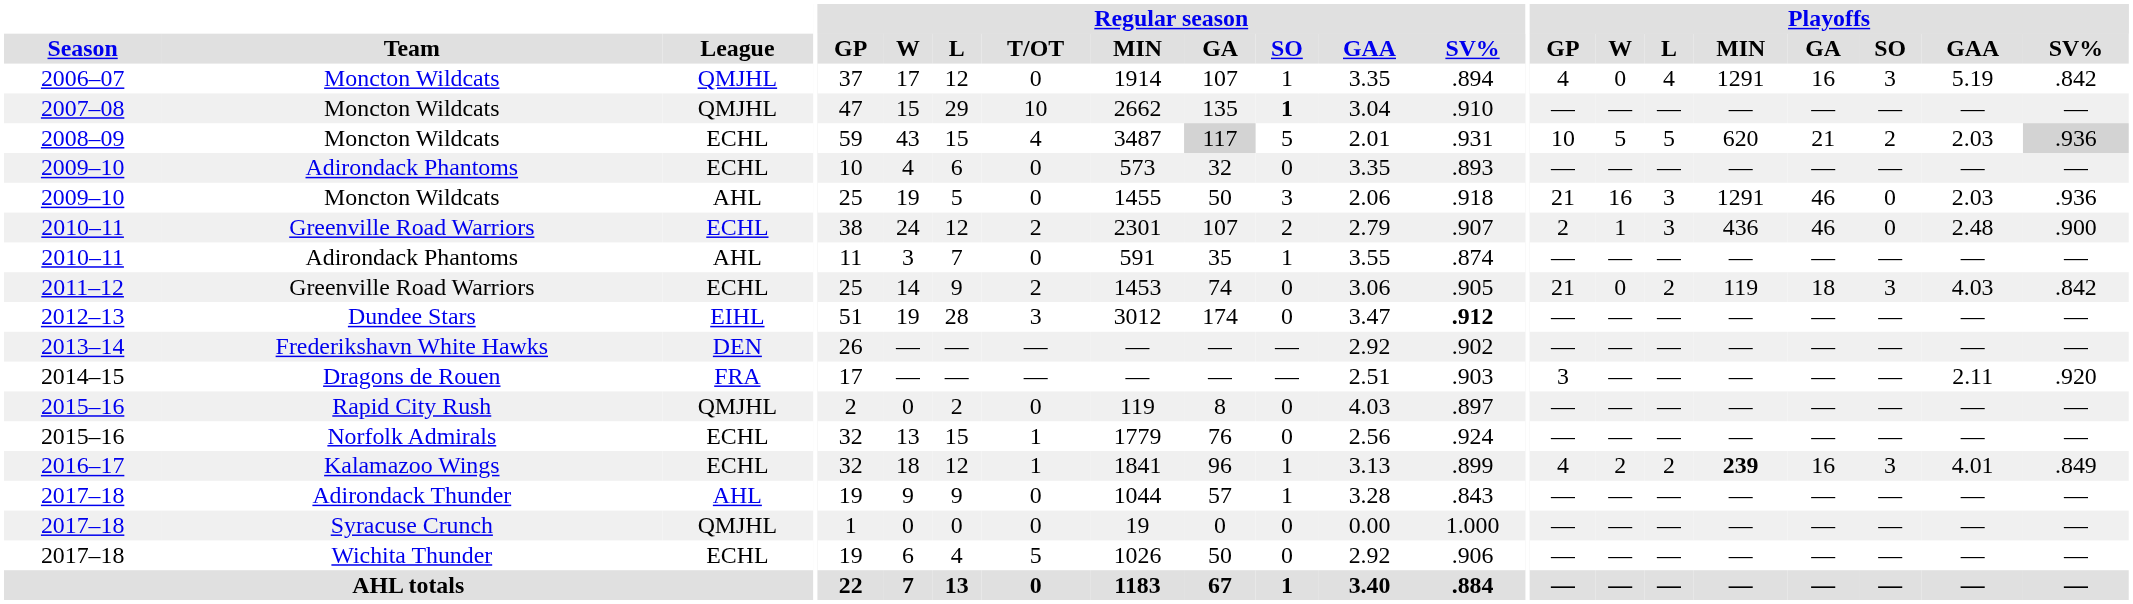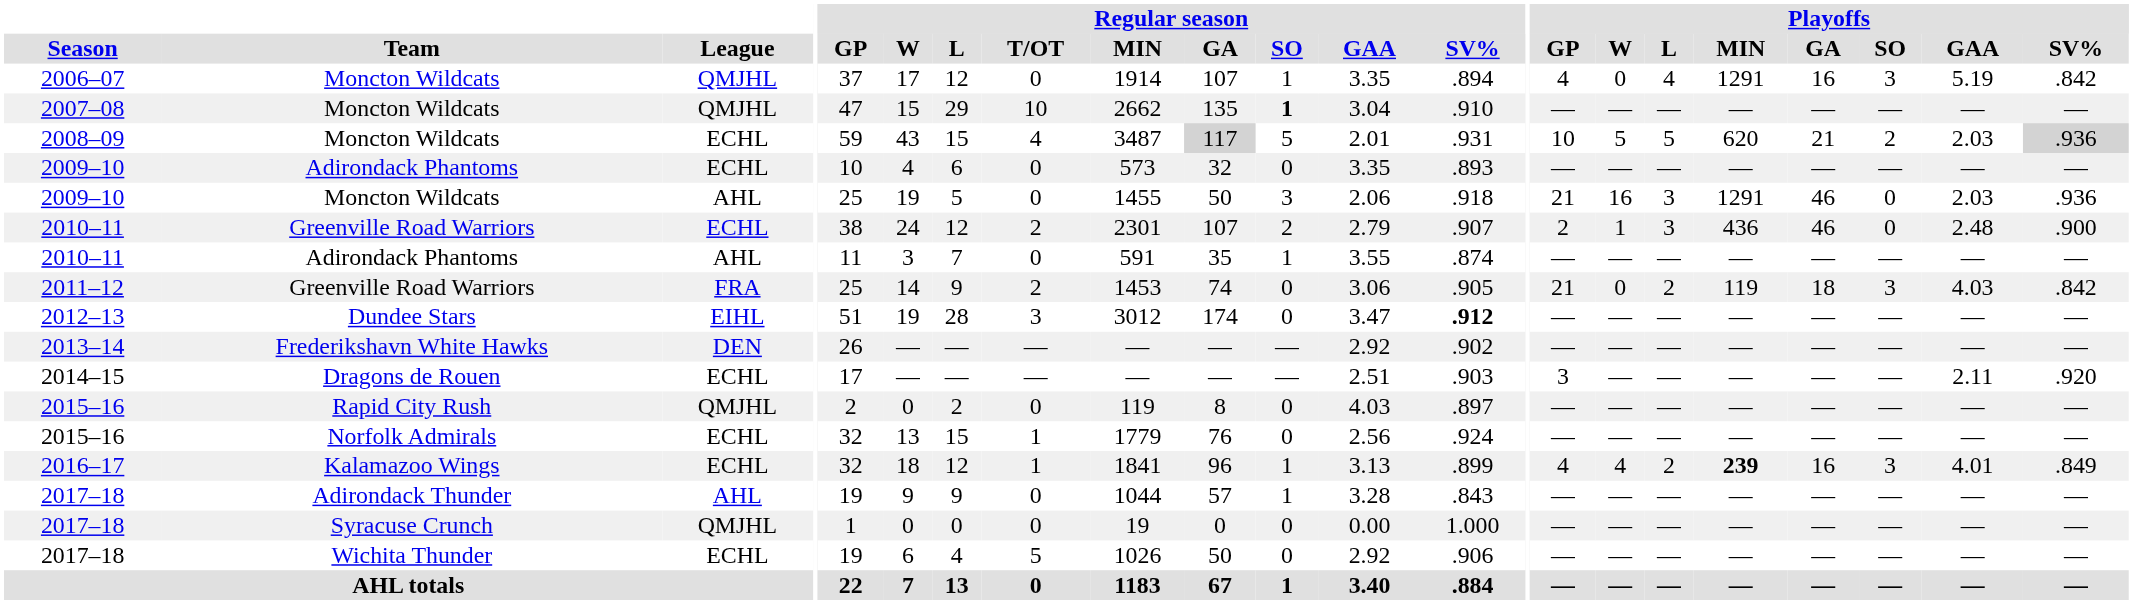(737, 286) ECHL -> (737, 286) FRA
(737, 376) FRA -> (737, 376) ECHL
(1620, 465) 2 -> (1620, 465) 4
